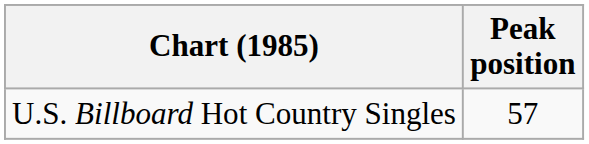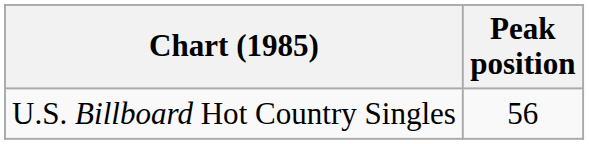(523, 113) 57 -> (523, 113) 56
